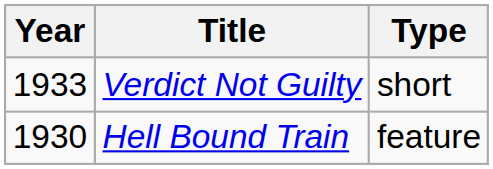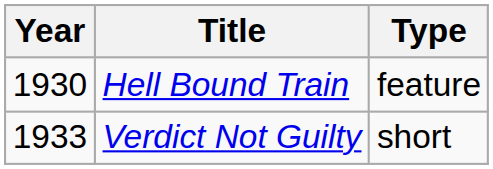rows swapped: (226, 137) <-> (232, 84)
